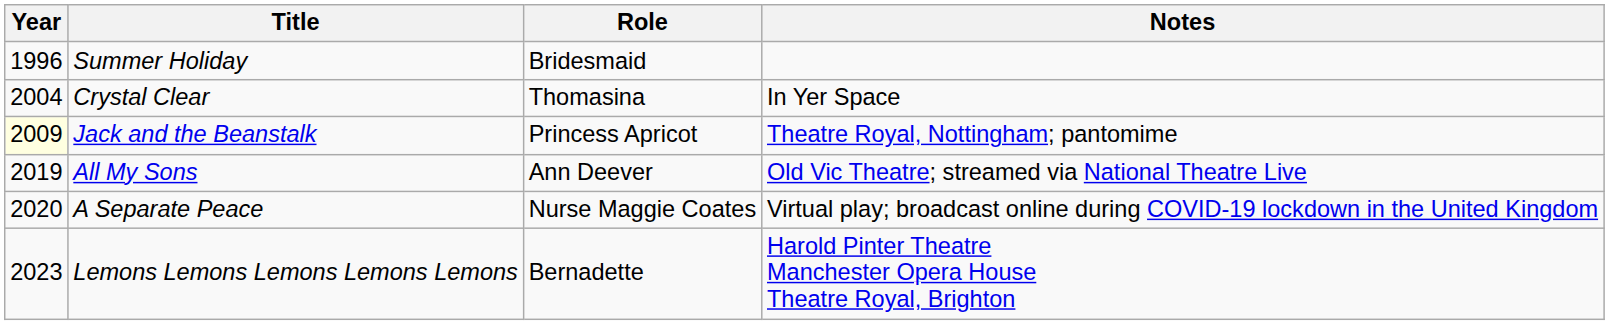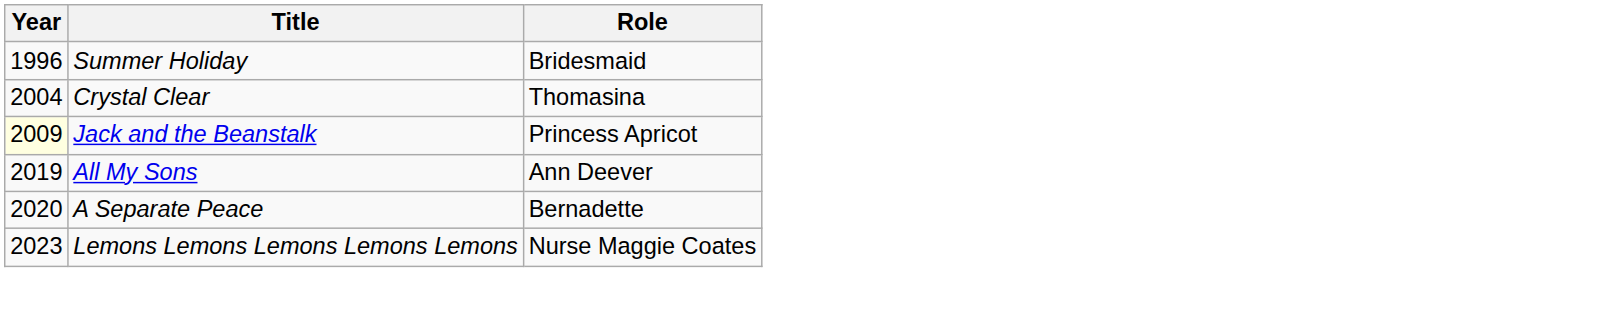- column: (1183, 23)
(642, 209) Nurse Maggie Coates -> (586, 209) Bernadette
(586, 273) Bernadette -> (642, 246) Nurse Maggie Coates
